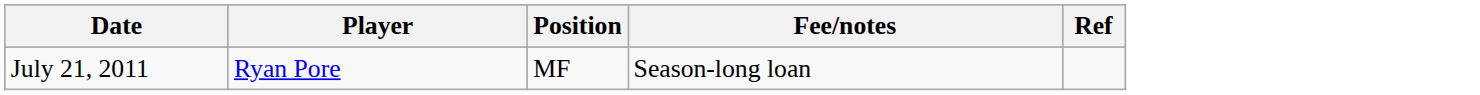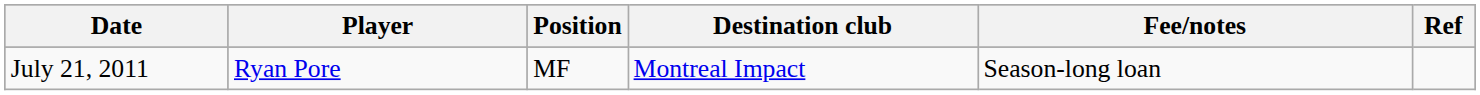+ column: (803, 25)
